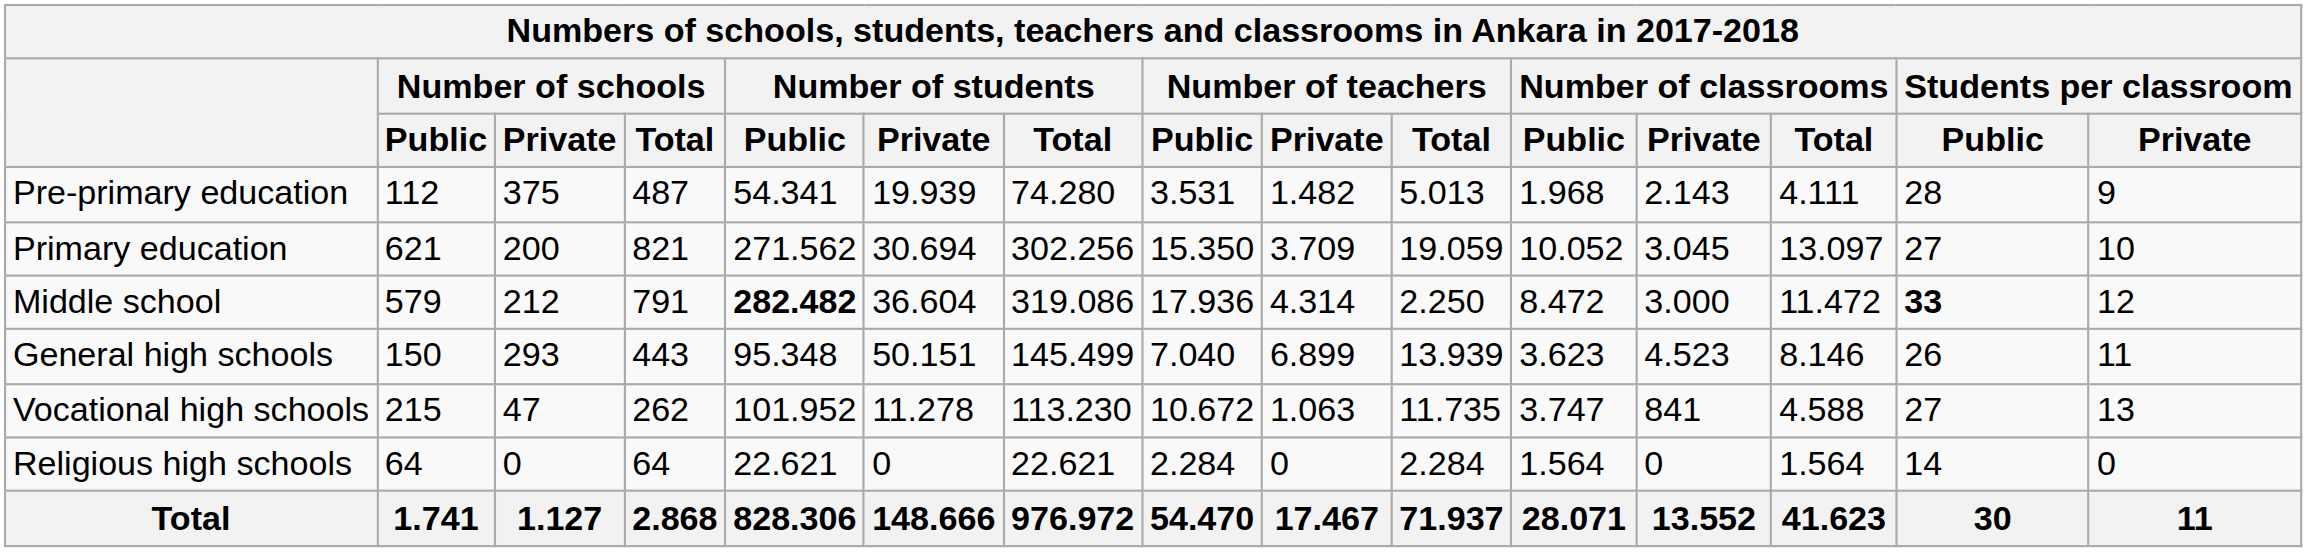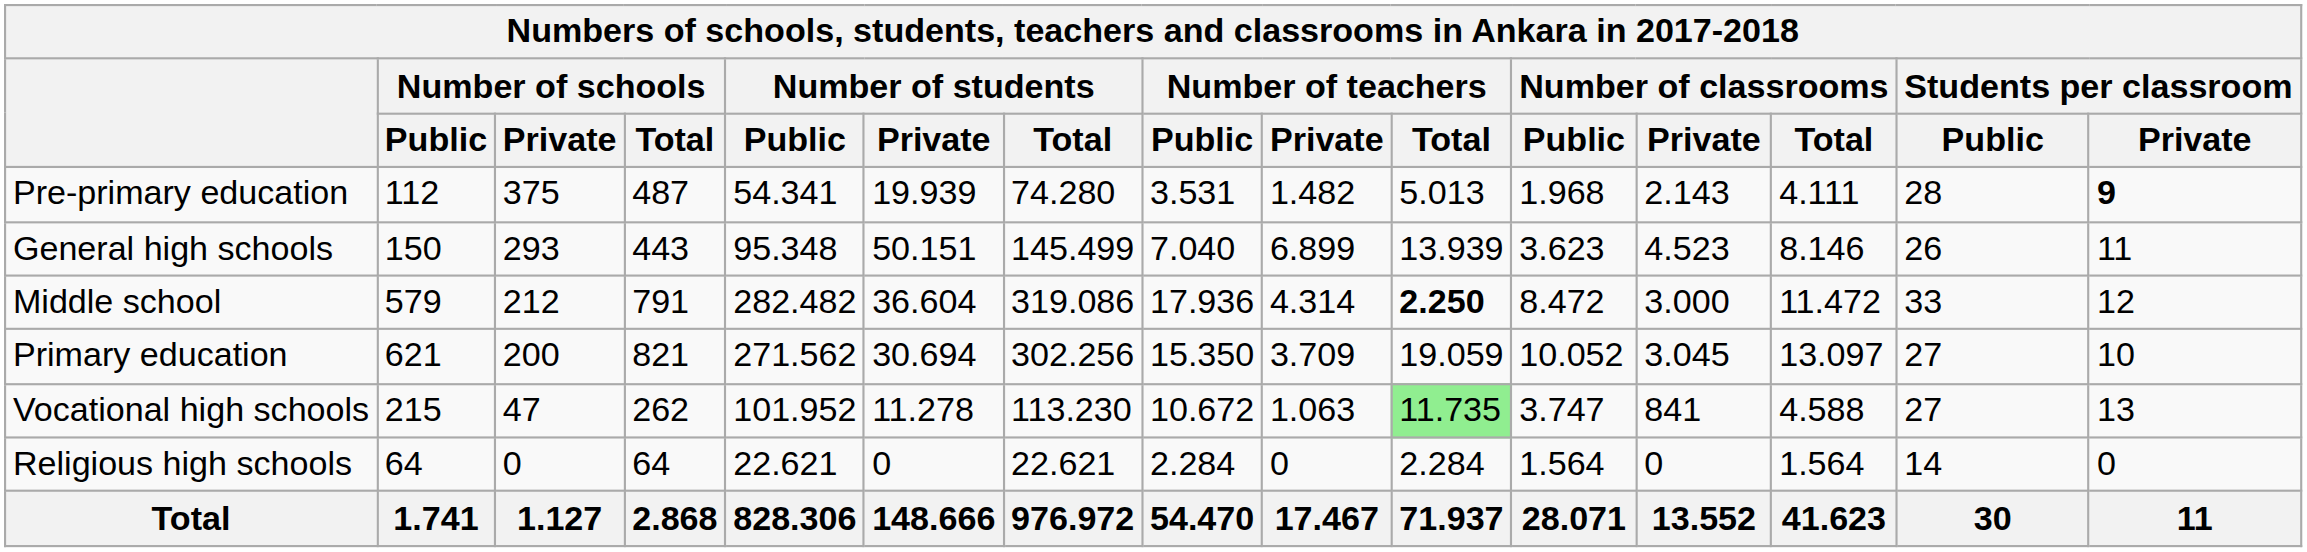(2106, 193) normal -> (2106, 193) bold
rows swapped: (150, 247) <-> (173, 355)
(795, 301) bold -> (795, 301) normal
(1442, 301) normal -> (1442, 301) bold
(1923, 301) bold -> (1923, 301) normal
(1450, 409) no background -> (1450, 409) lightgreen background
